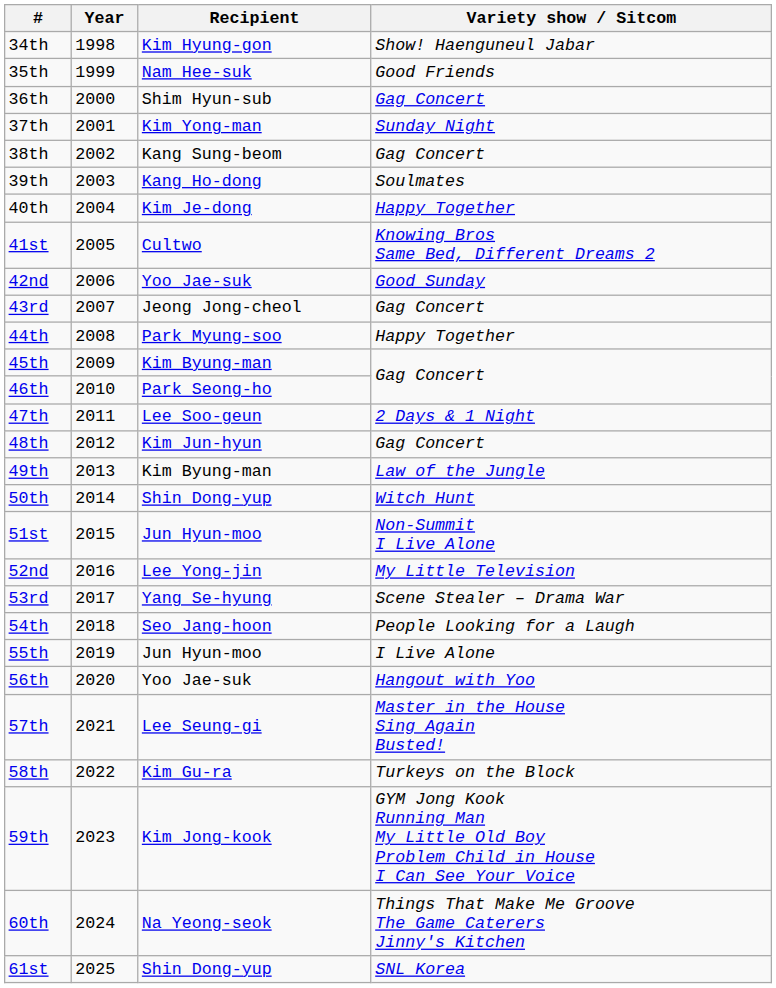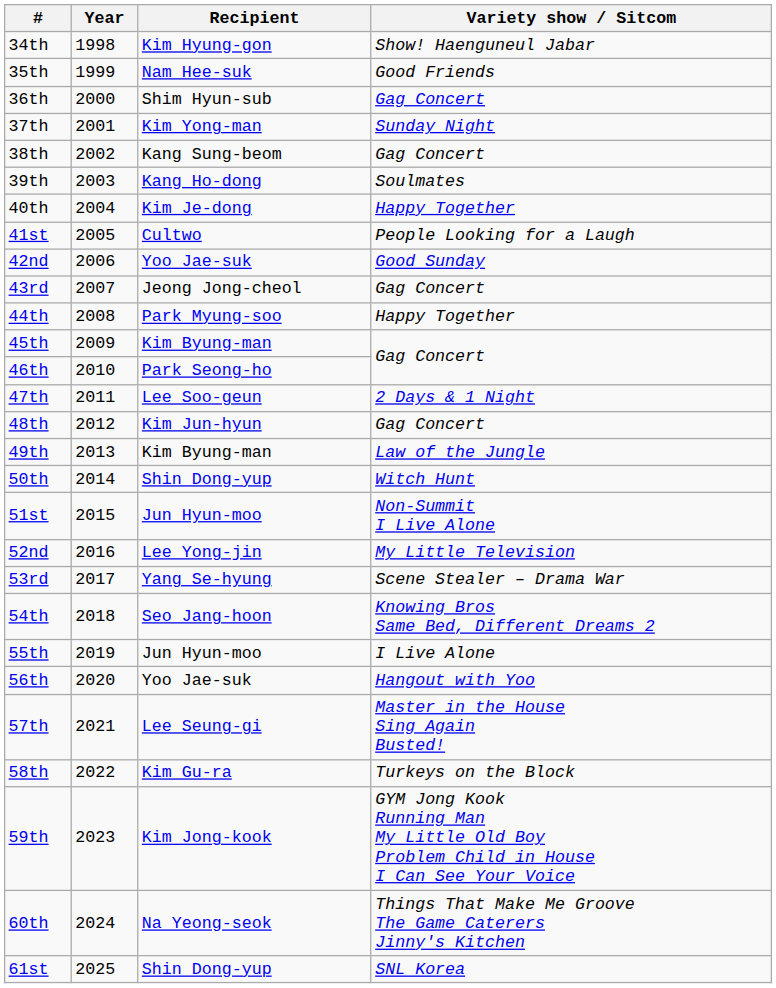(515, 245) Knowing Bros Same Bed, Different Dreams 2 -> (505, 235) People Looking for a Laugh
(505, 626) People Looking for a Laugh -> (515, 617) Knowing Bros Same Bed, Different Dreams 2
